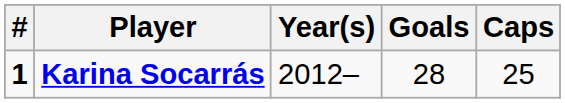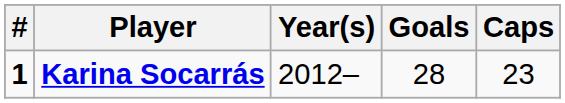(519, 73) 25 -> (519, 73) 23
